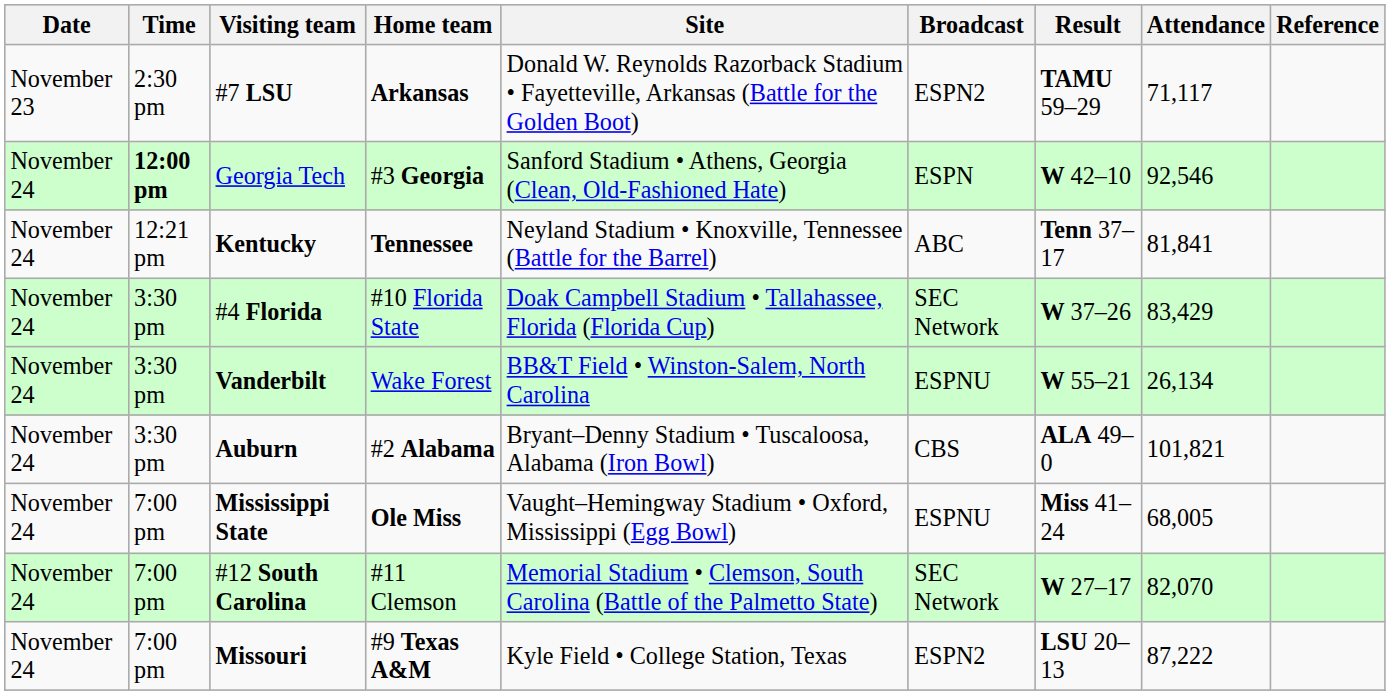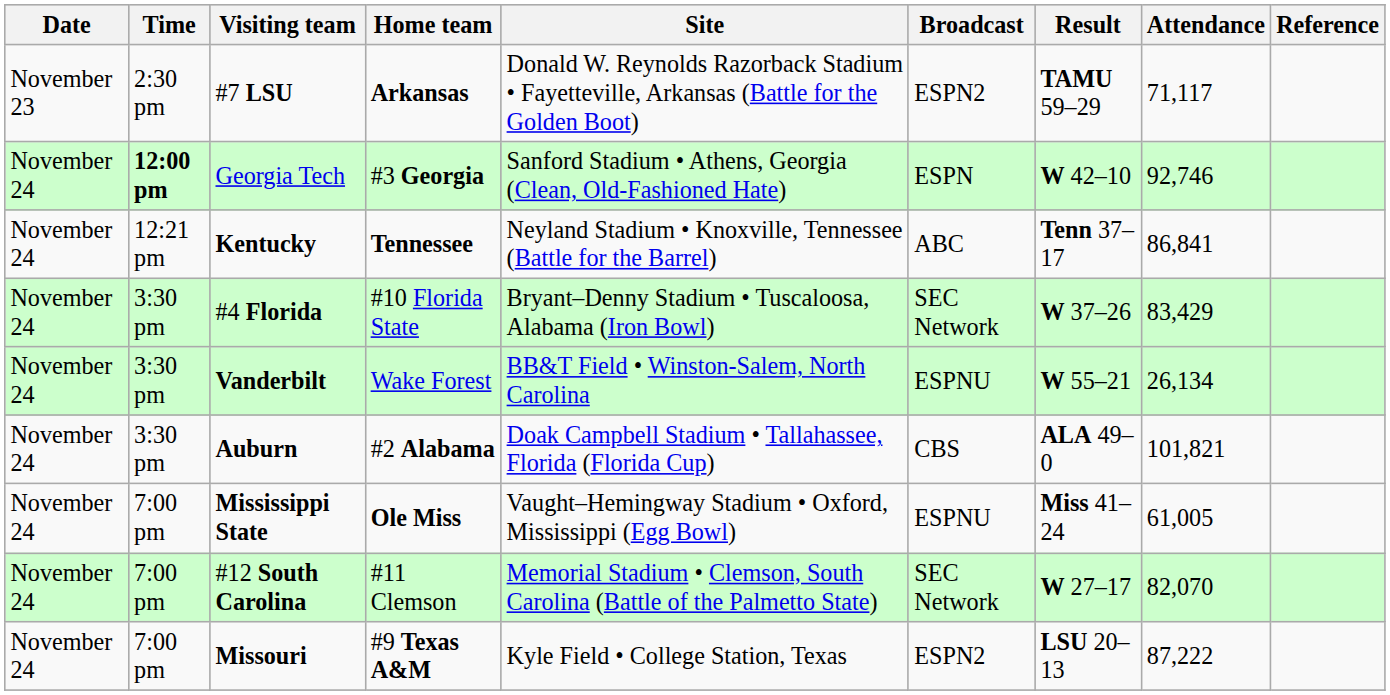(1180, 175) 92,546 -> (1180, 175) 92,746
(1180, 244) 81,841 -> (1180, 244) 86,841
(695, 312) Doak Campbell Stadium • Tallahassee, Florida (Florida Cup) -> (688, 312) Bryant–Denny Stadium • Tuscaloosa, Alabama (Iron Bowl)
(688, 449) Bryant–Denny Stadium • Tuscaloosa, Alabama (Iron Bowl) -> (695, 449) Doak Campbell Stadium • Tallahassee, Florida (Florida Cup)
(1180, 518) 68,005 -> (1180, 518) 61,005
